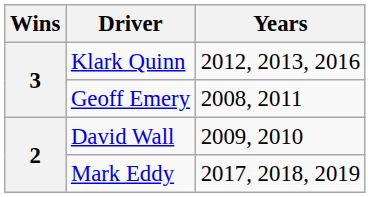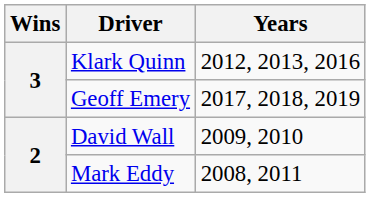(251, 98) 2008, 2011 -> (280, 98) 2017, 2018, 2019
(280, 173) 2017, 2018, 2019 -> (251, 173) 2008, 2011
